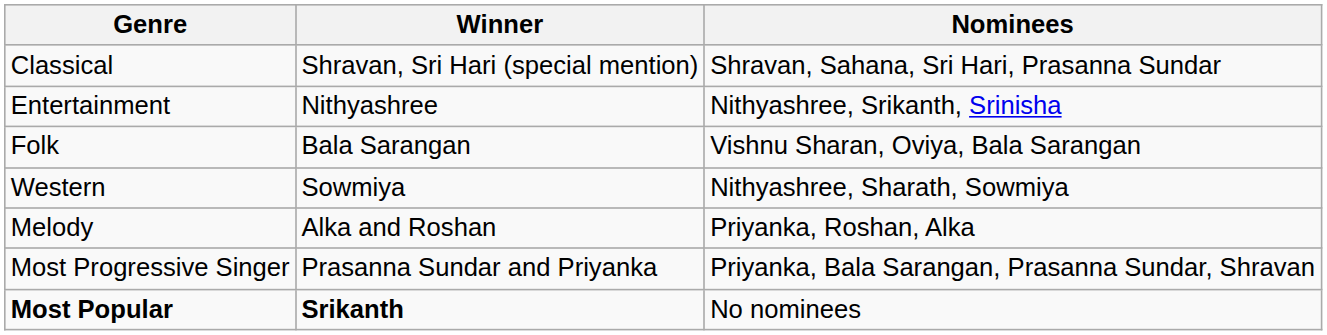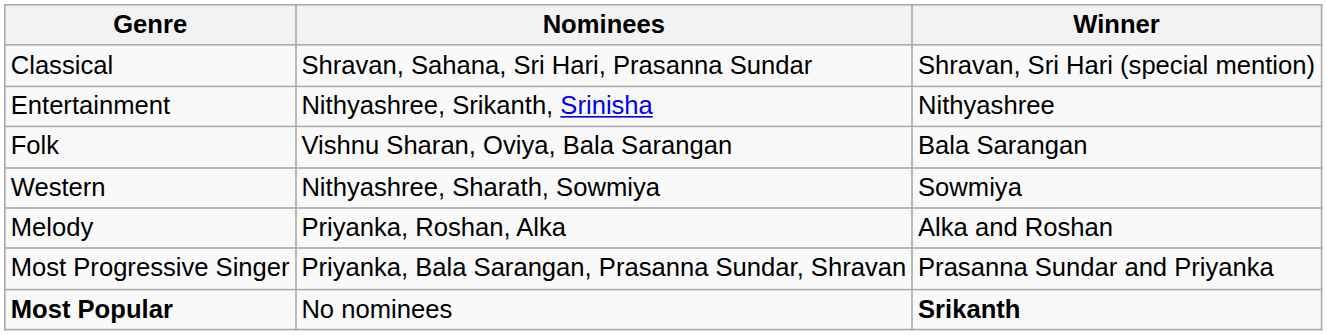columns swapped: (1013, 24) <-> (500, 24)
